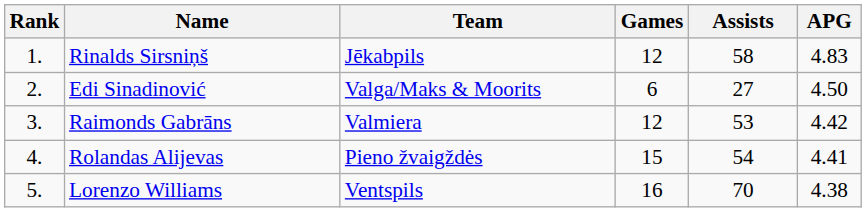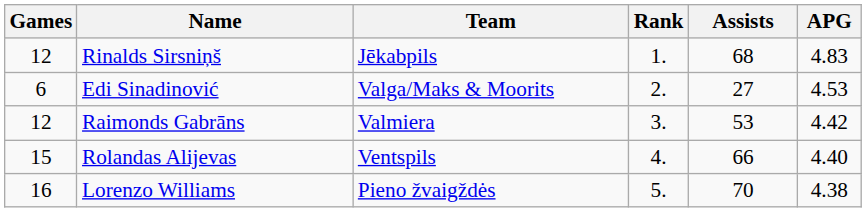columns swapped: (34, 21) <-> (652, 21)
(743, 55) 58 -> (743, 55) 68
(829, 88) 4.50 -> (829, 88) 4.53
(414, 156) Pieno žvaigždės -> (397, 156) Ventspils
(743, 156) 54 -> (743, 156) 66
(829, 156) 4.41 -> (829, 156) 4.40
(384, 190) Ventspils -> (427, 190) Pieno žvaigždės
